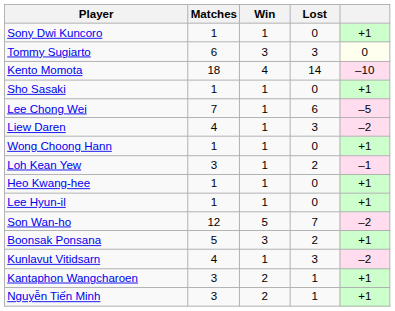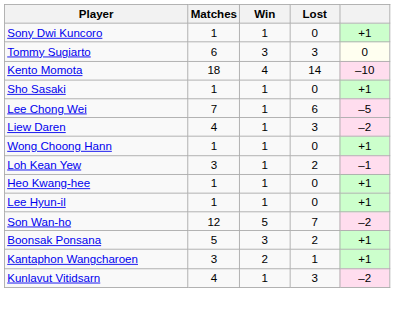rows swapped: (54, 259) <-> (73, 278)
- row: (54, 297)
